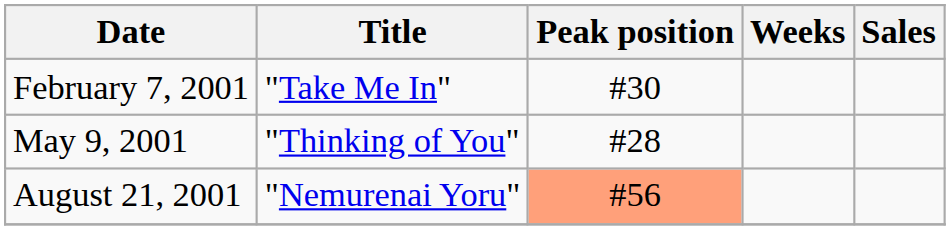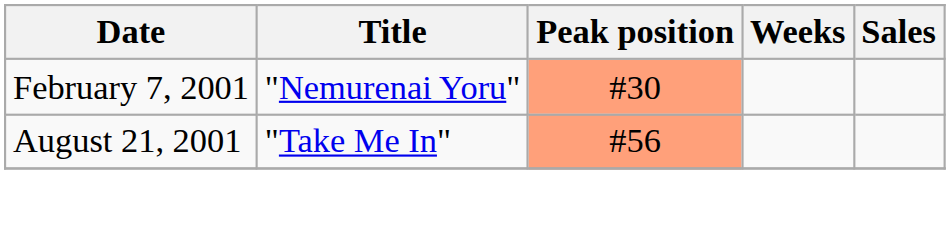(358, 86) "Take Me In" -> (393, 86) "Nemurenai Yoru"
(635, 86) no background -> (635, 86) lightsalmon background
- row: (100, 140)
(393, 195) "Nemurenai Yoru" -> (358, 140) "Take Me In"
